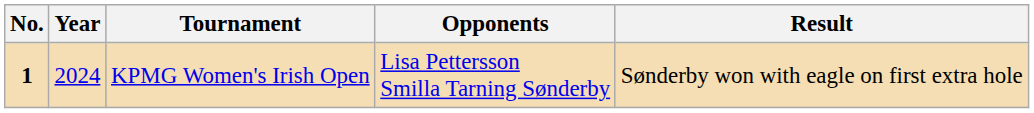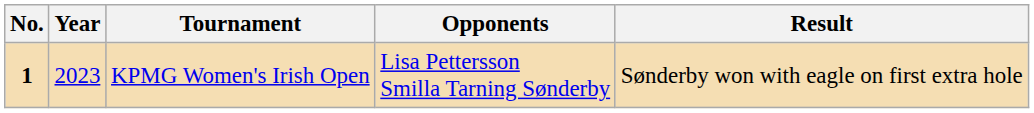(77, 75) 2024 -> (77, 75) 2023
